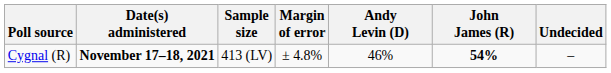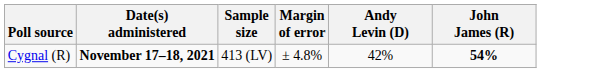- column: (571, 32)
(380, 55) 46% -> (380, 55) 42%
